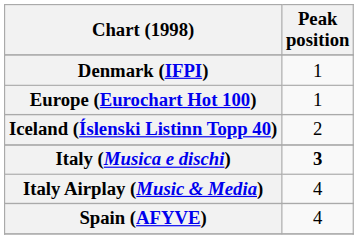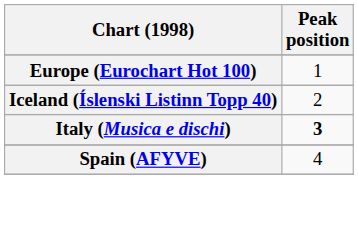- row: (143, 70)
- row: (143, 188)
